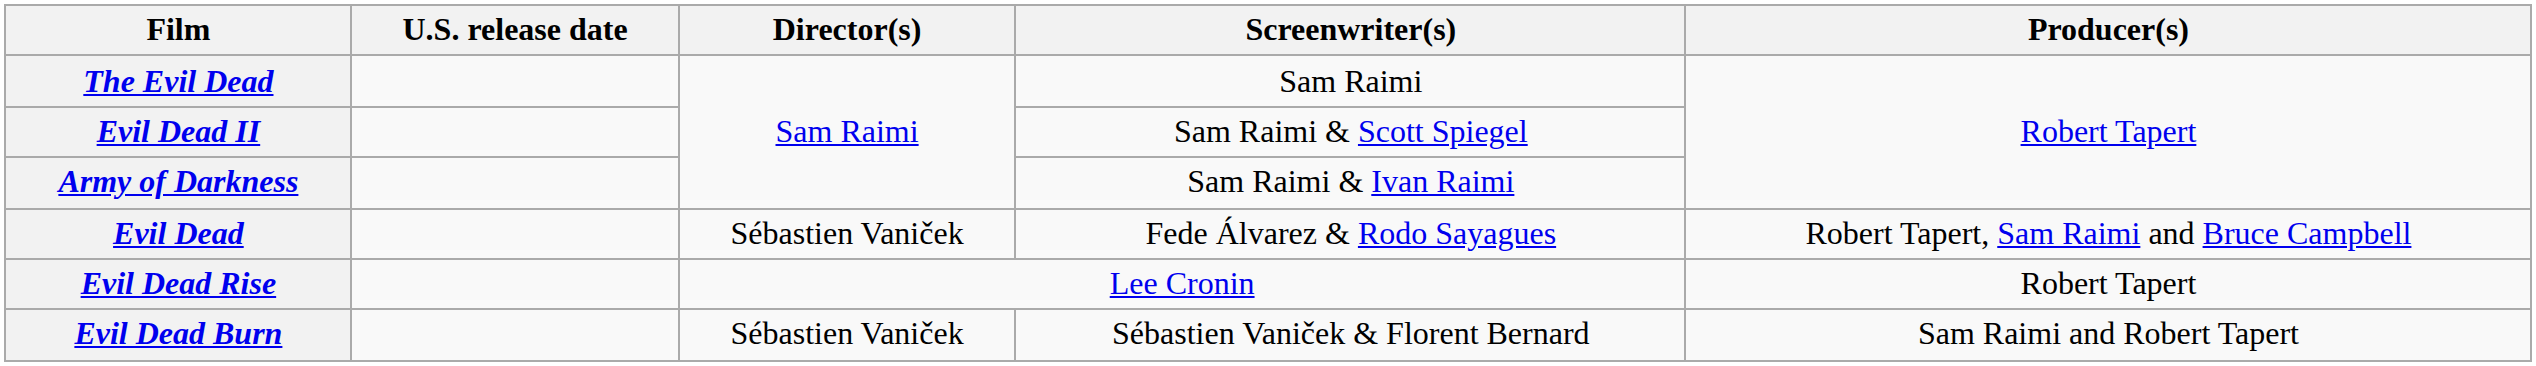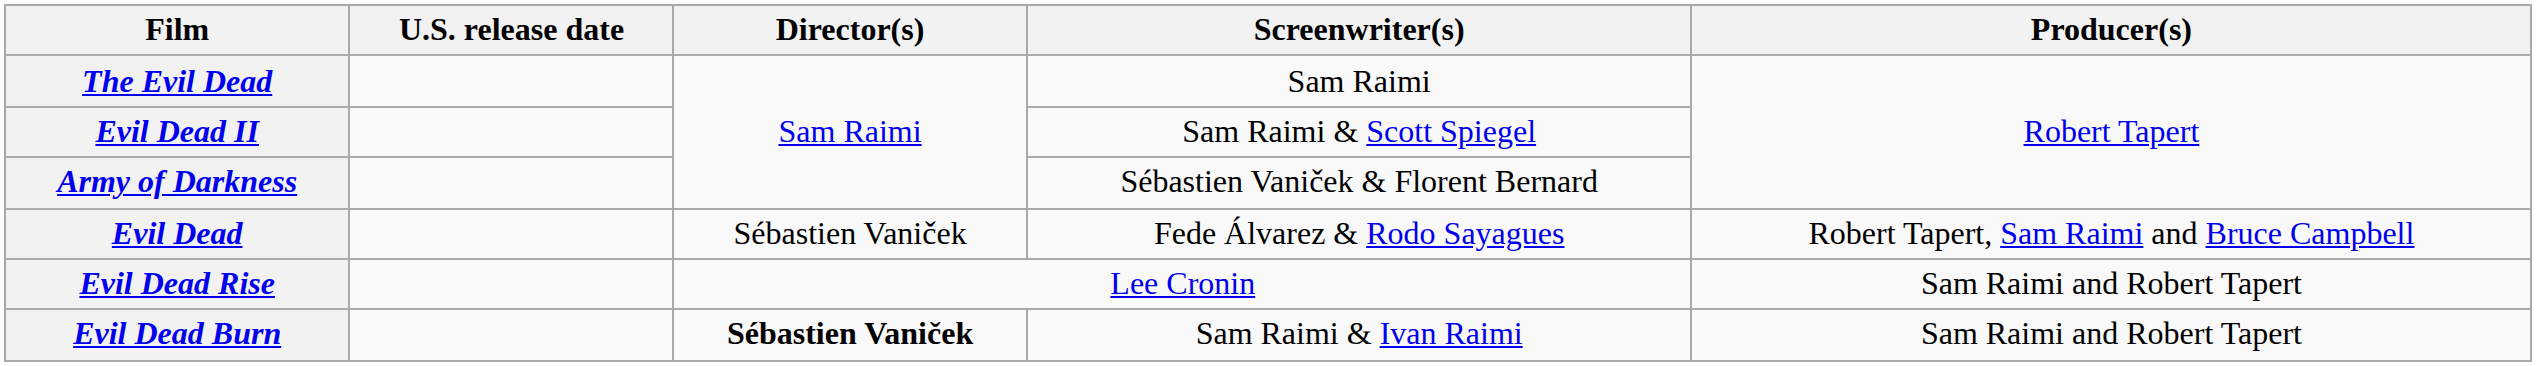(1351, 182) Sam Raimi & Ivan Raimi -> (1359, 182) Sébastien Vaniček & Florent Bernard
(2108, 283) Robert Tapert -> (2111, 283) Sam Raimi and Robert Tapert
(847, 334) normal -> (850, 334) bold
(1351, 334) Sébastien Vaniček & Florent Bernard -> (1359, 334) Sam Raimi & Ivan Raimi
